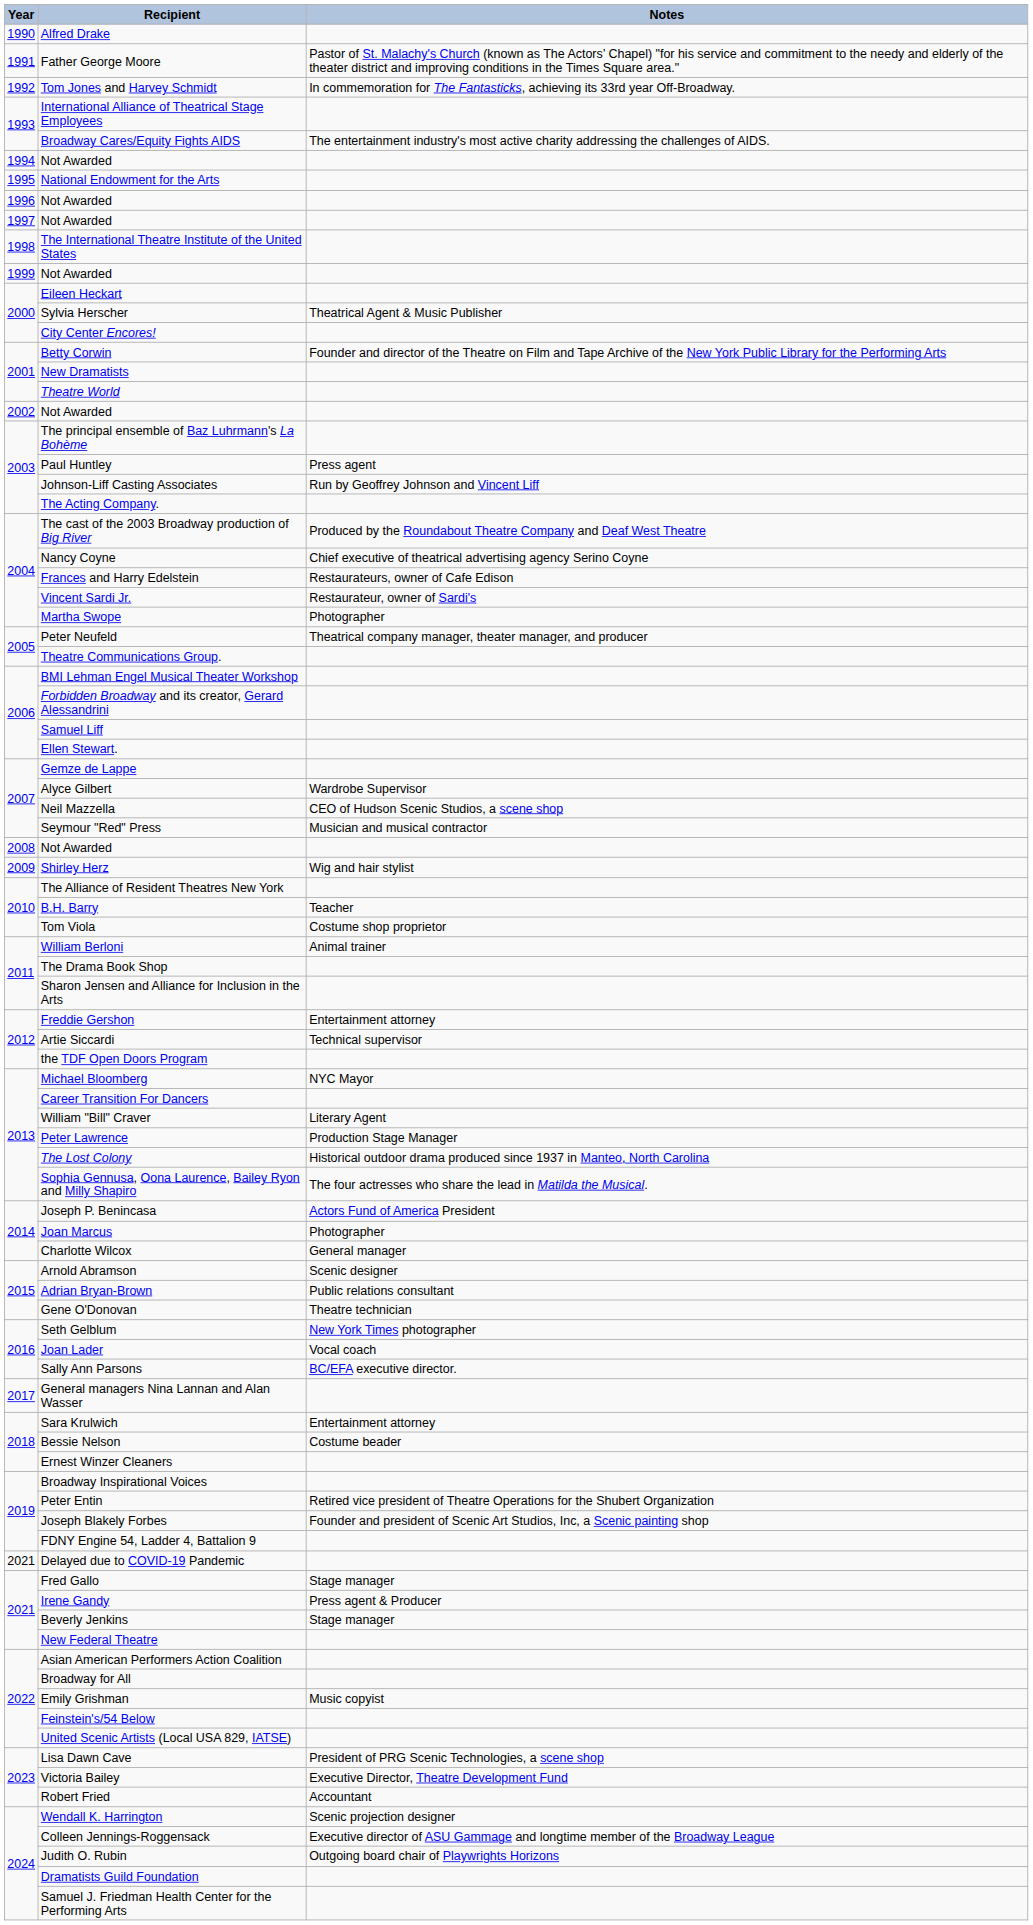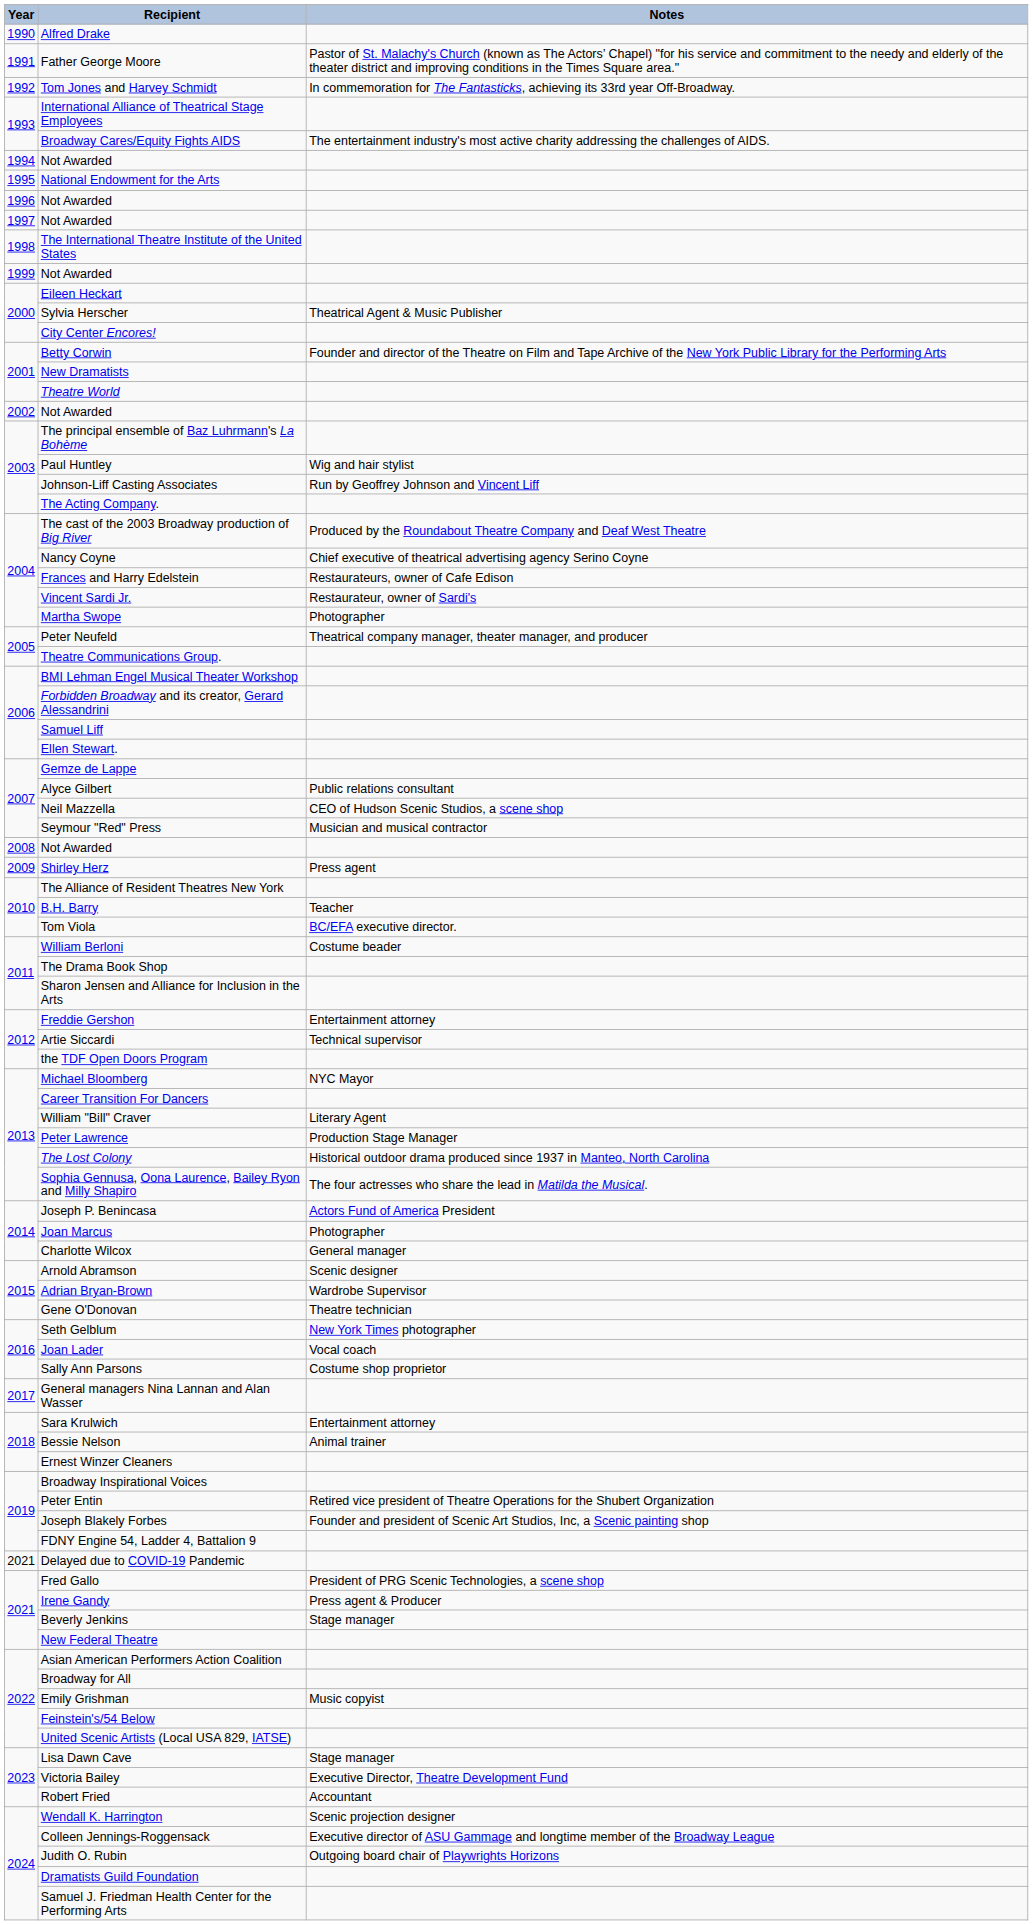(342, 465) Press agent -> (361, 465) Wig and hair stylist
(368, 789) Wardrobe Supervisor -> (381, 789) Public relations consultant
(361, 868) Wig and hair stylist -> (342, 868) Press agent
(378, 927) Costume shop proprietor -> (383, 927) BC/EFA executive director.
(348, 947) Animal trainer -> (355, 947) Costume beader
(381, 1290) Public relations consultant -> (368, 1290) Wardrobe Supervisor
(383, 1369) BC/EFA executive director. -> (378, 1369) Costume shop proprietor
(355, 1442) Costume beader -> (348, 1442) Animal trainer
(352, 1580) Stage manager -> (456, 1580) President of PRG Scenic Technologies, a scene shop
(456, 1758) President of PRG Scenic Technologies, a scene shop -> (352, 1758) Stage manager
